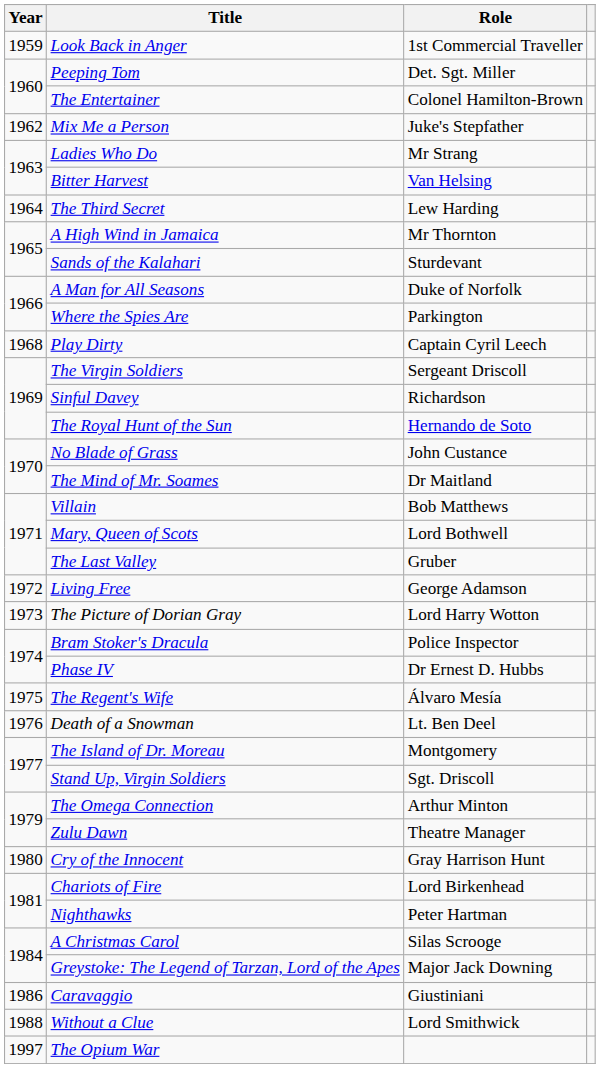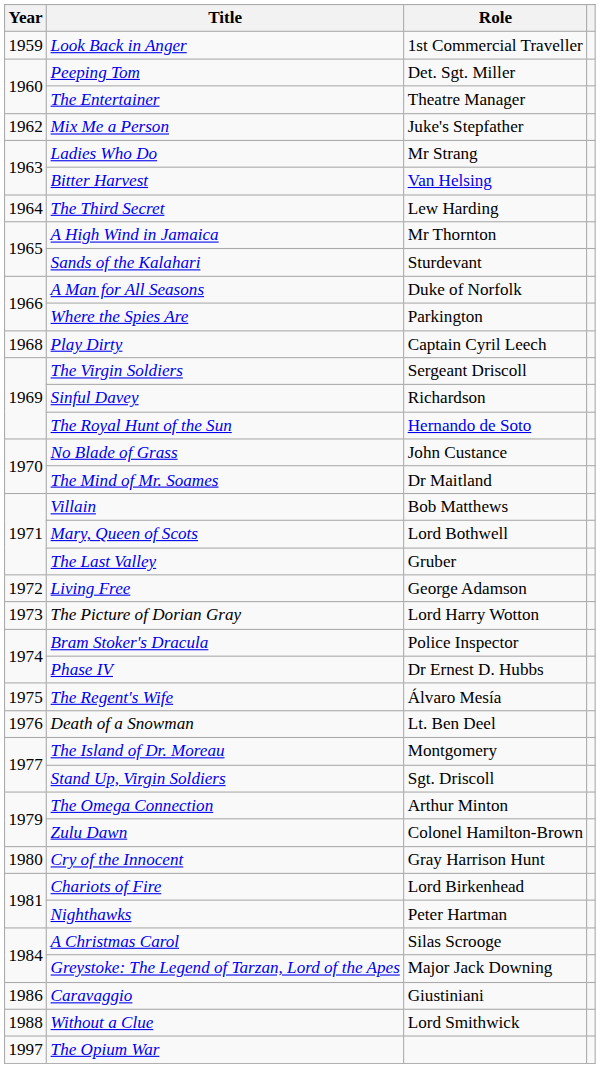(495, 99) Colonel Hamilton-Brown -> (466, 99) Theatre Manager
(466, 832) Theatre Manager -> (495, 832) Colonel Hamilton-Brown
